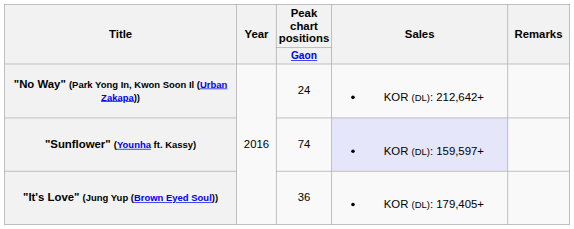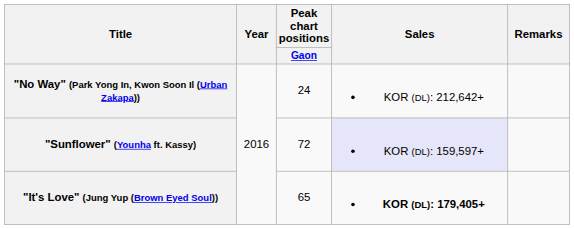(304, 144) 74 -> (304, 144) 72
(304, 198) 36 -> (304, 198) 65
(420, 204) normal -> (420, 204) bold
